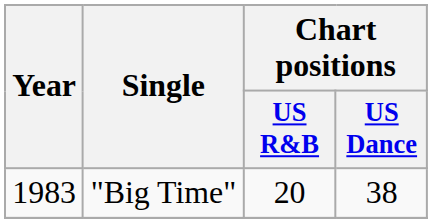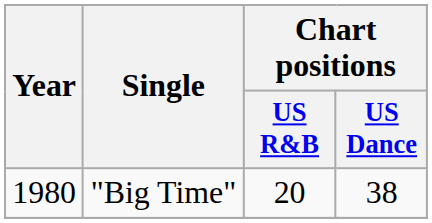(44, 192) 1983 -> (44, 192) 1980
